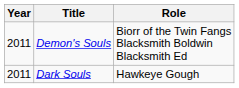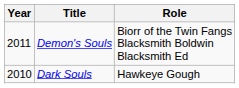(19, 74) 2011 -> (19, 74) 2010
